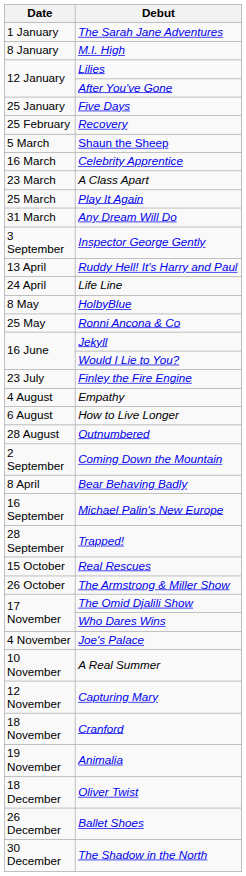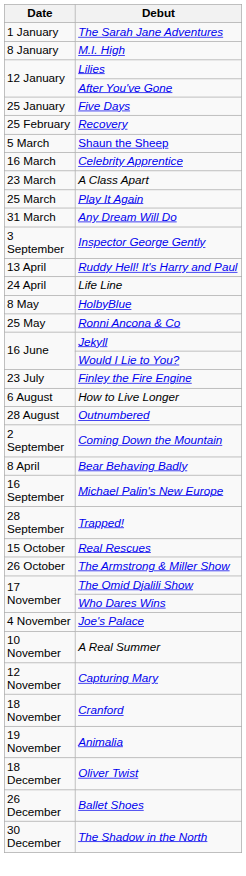- row: (101, 397)
